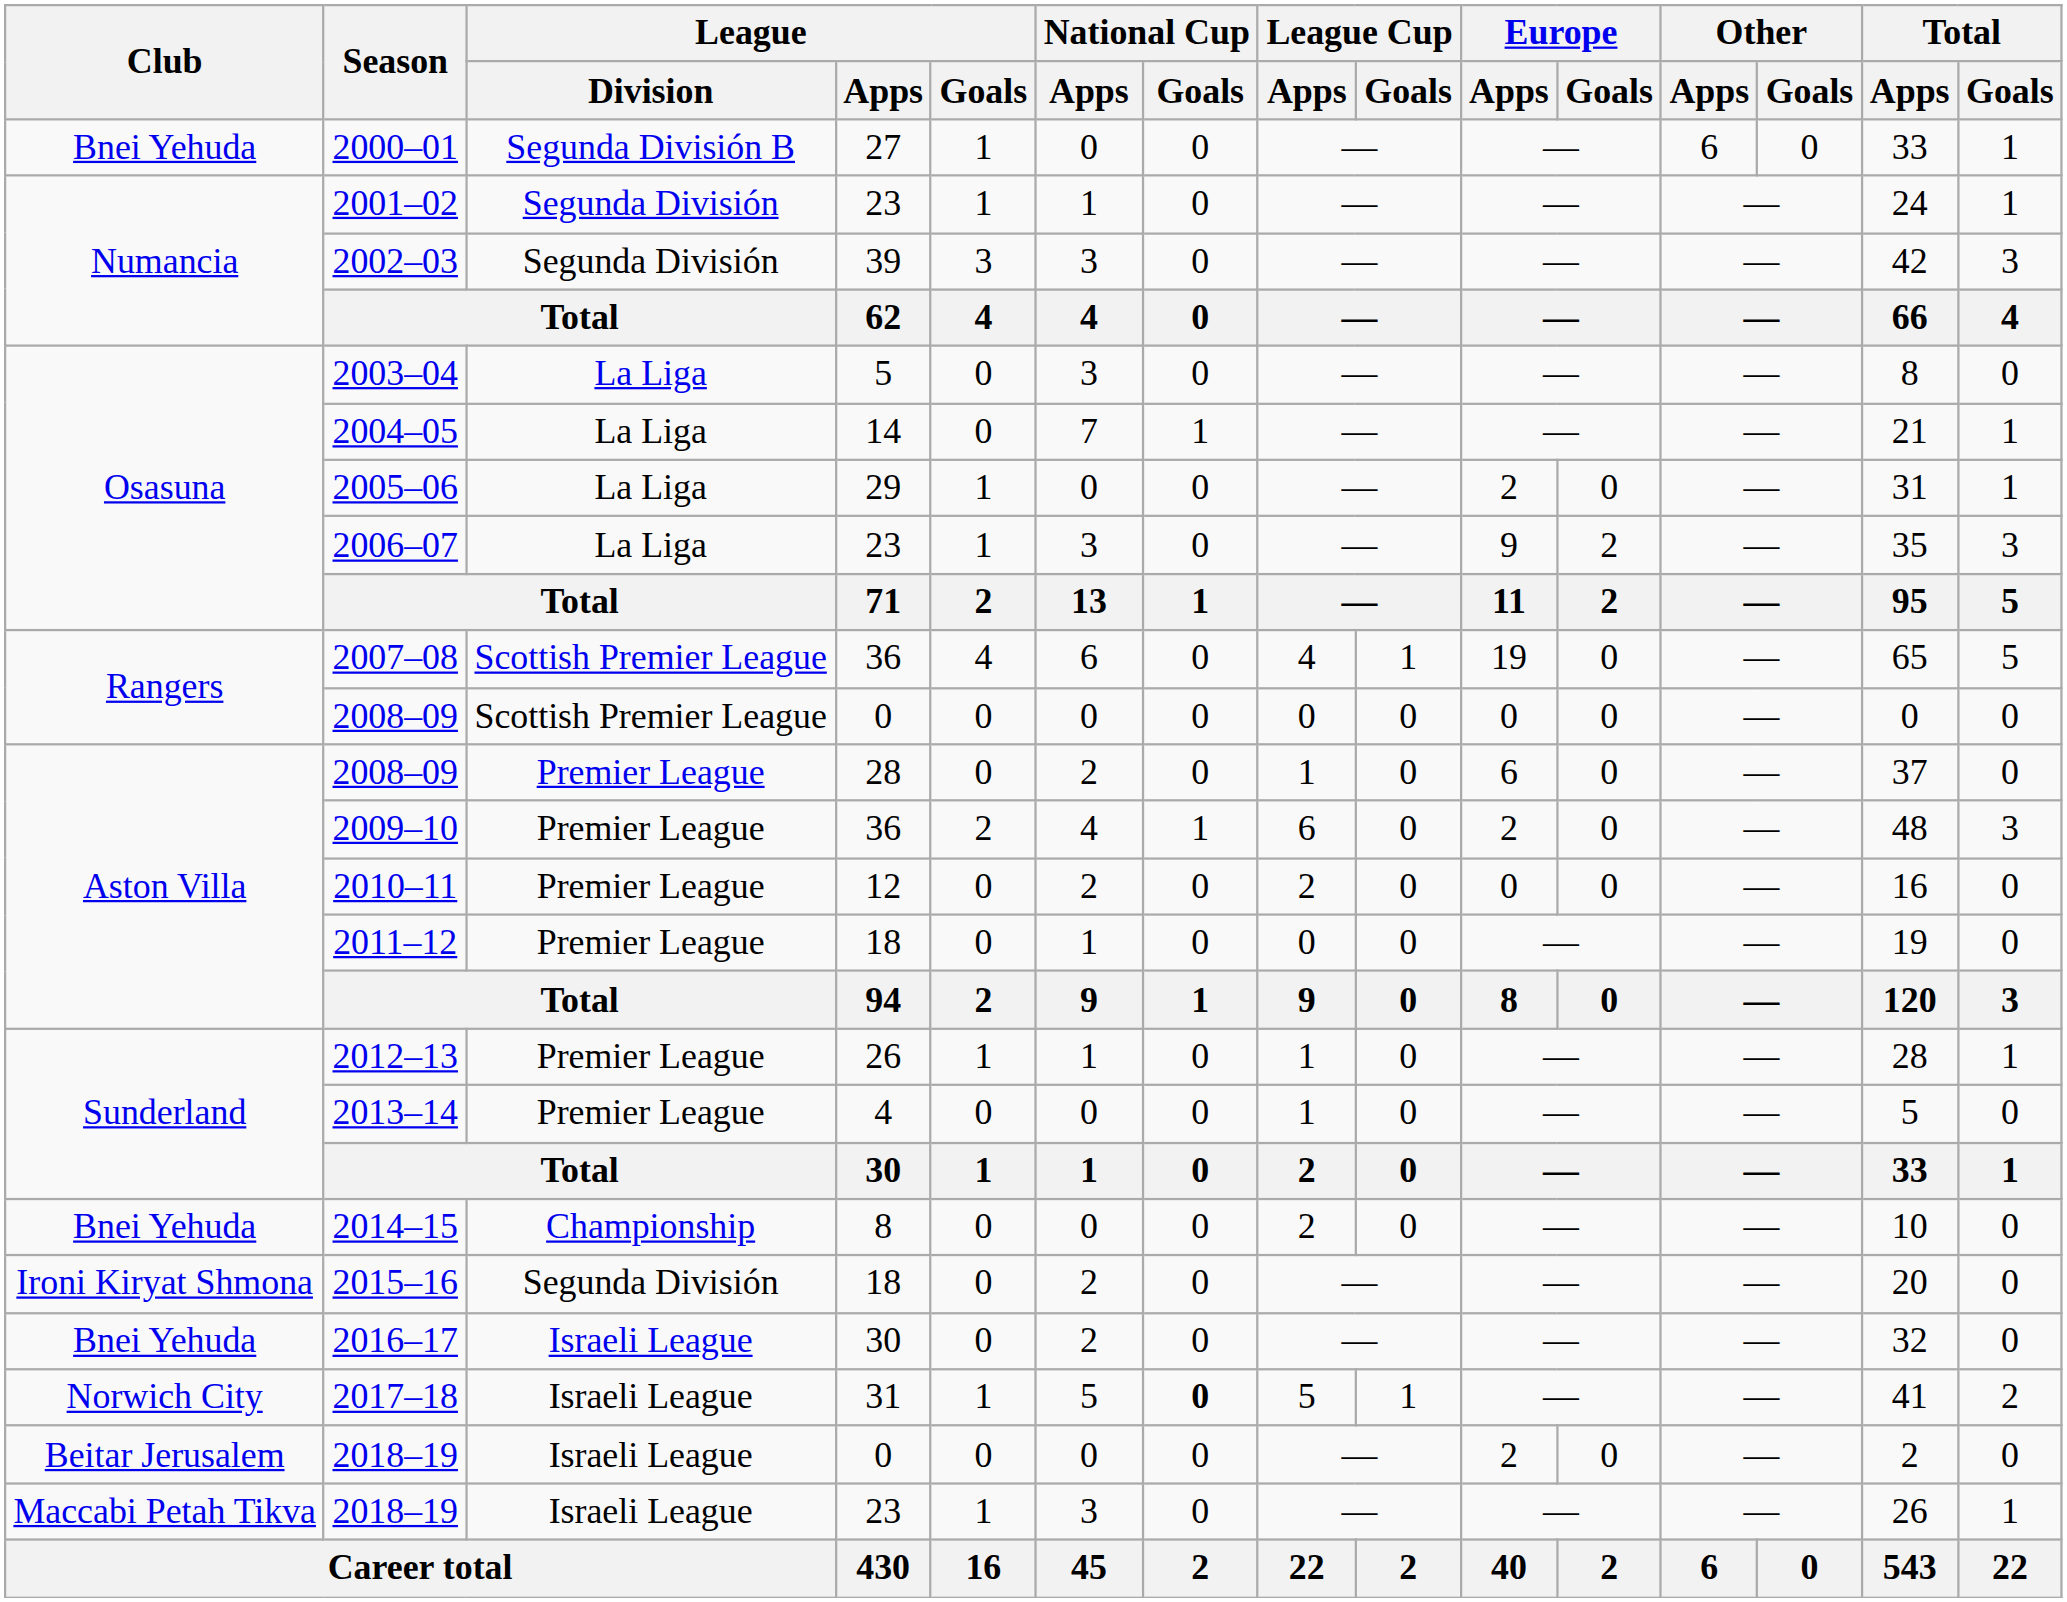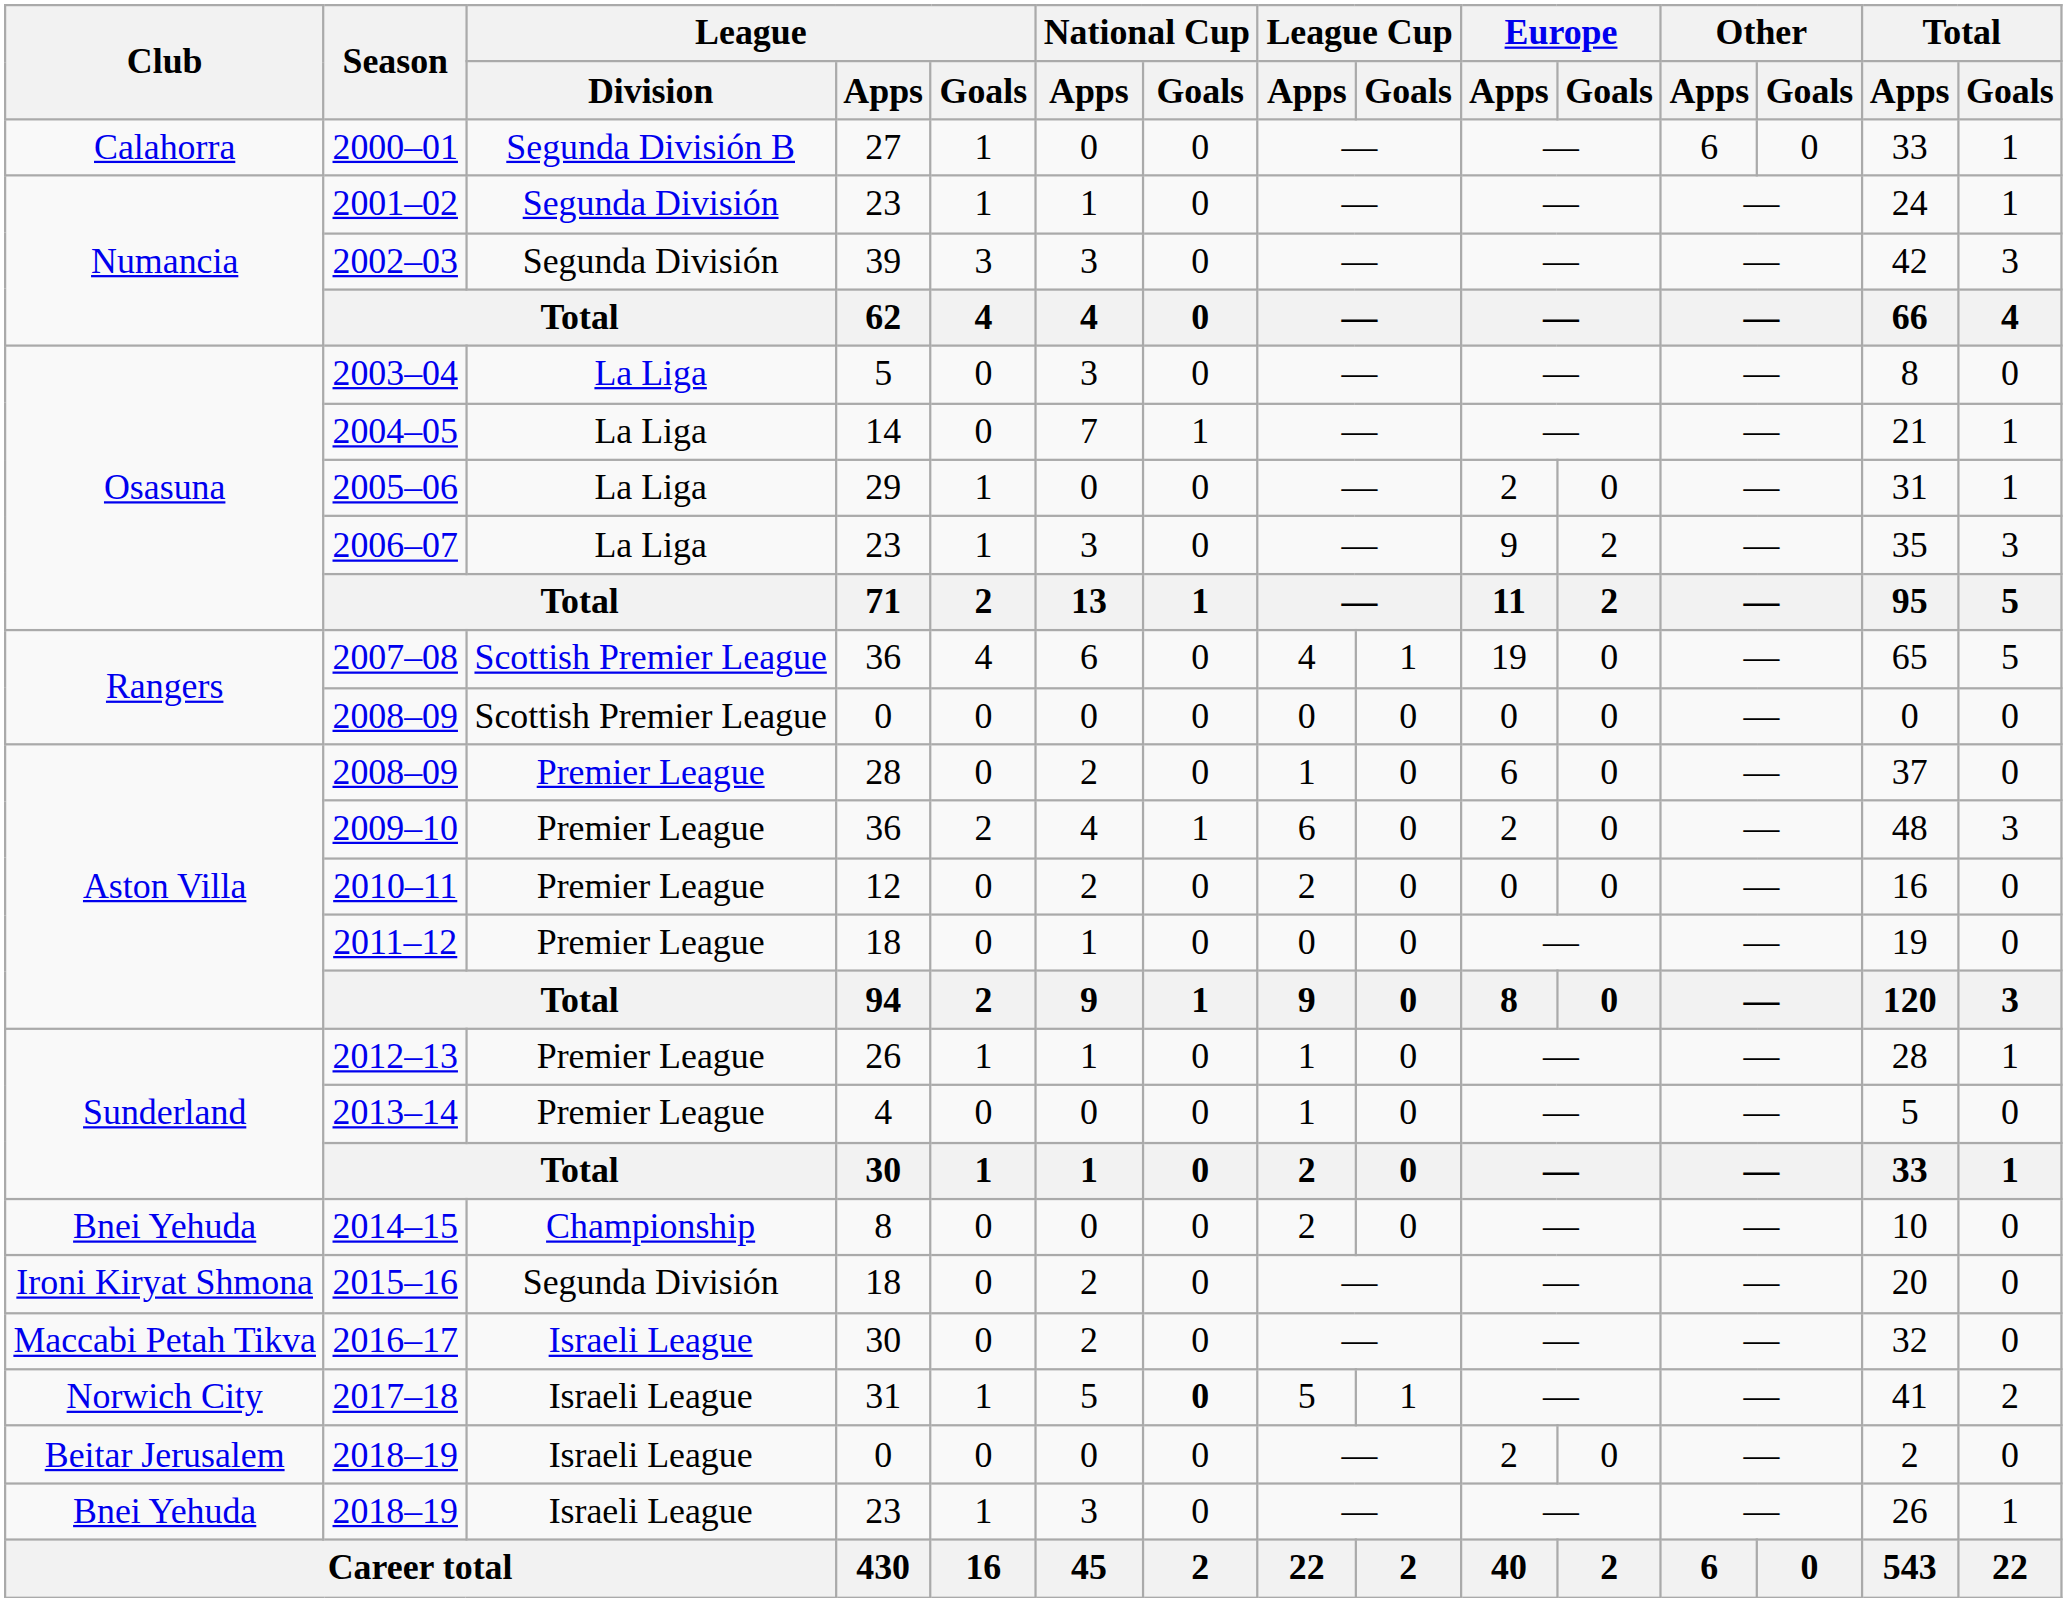(165, 146) Bnei Yehuda -> (165, 146) Calahorra
(165, 1340) Bnei Yehuda -> (165, 1340) Maccabi Petah Tikva
(165, 1510) Maccabi Petah Tikva -> (165, 1510) Bnei Yehuda
